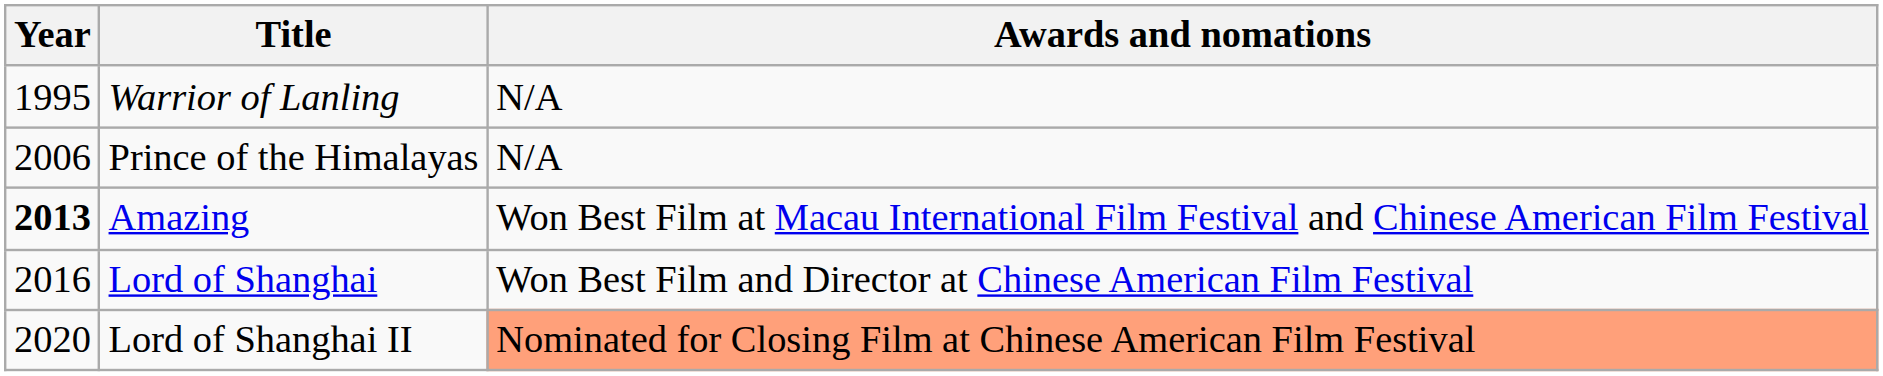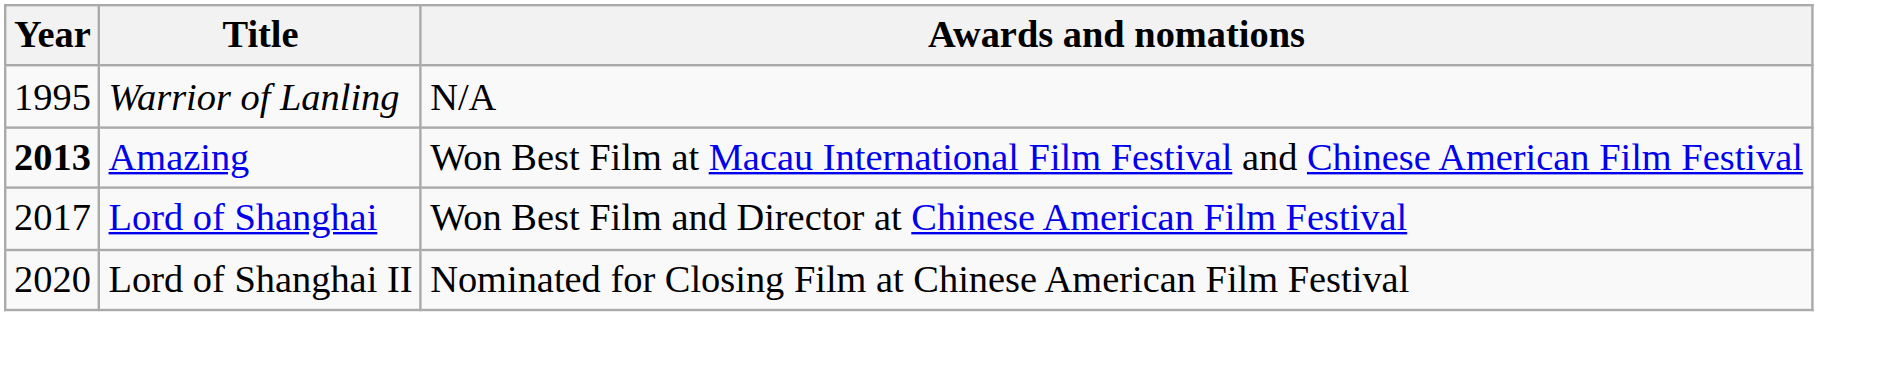- row: (294, 156)
(52, 278) 2016 -> (52, 217) 2017
(986, 339) lightsalmon background -> (920, 278) no background
